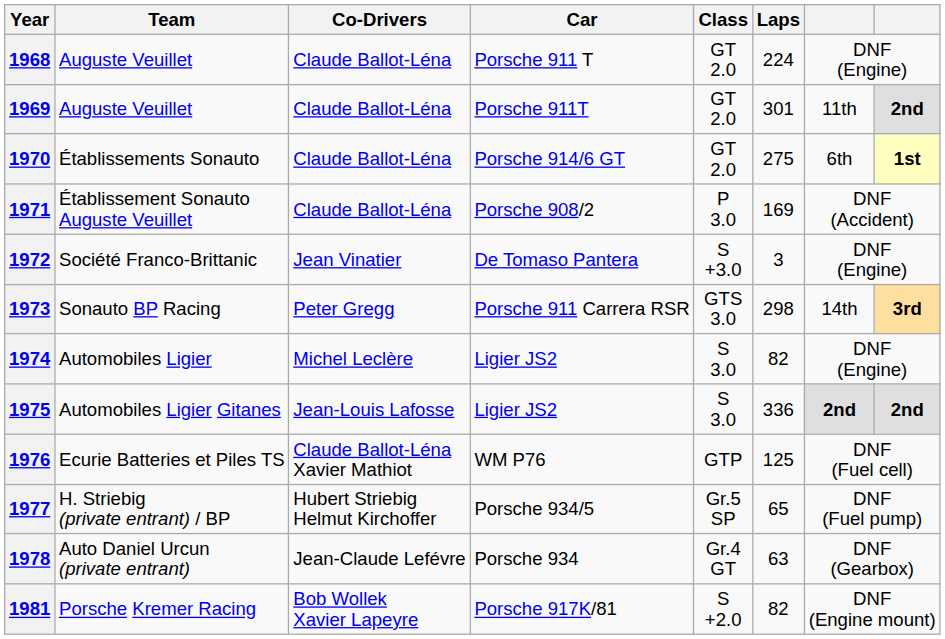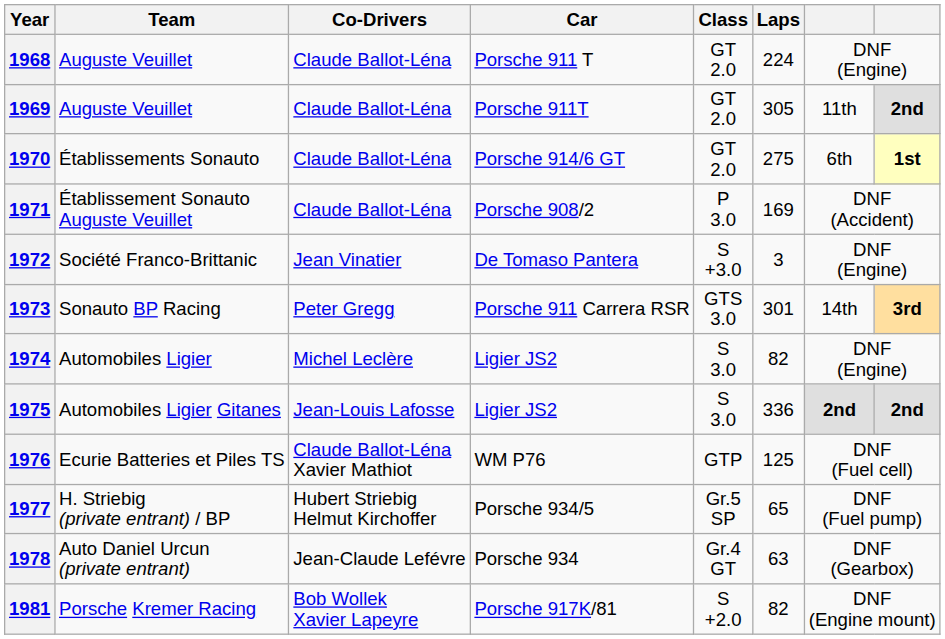(778, 109) 301 -> (778, 109) 305
(778, 309) 298 -> (778, 309) 301
